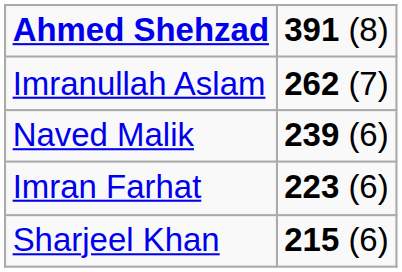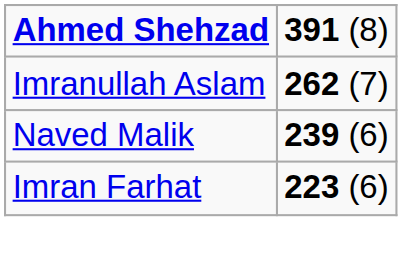- row: (116, 239)
